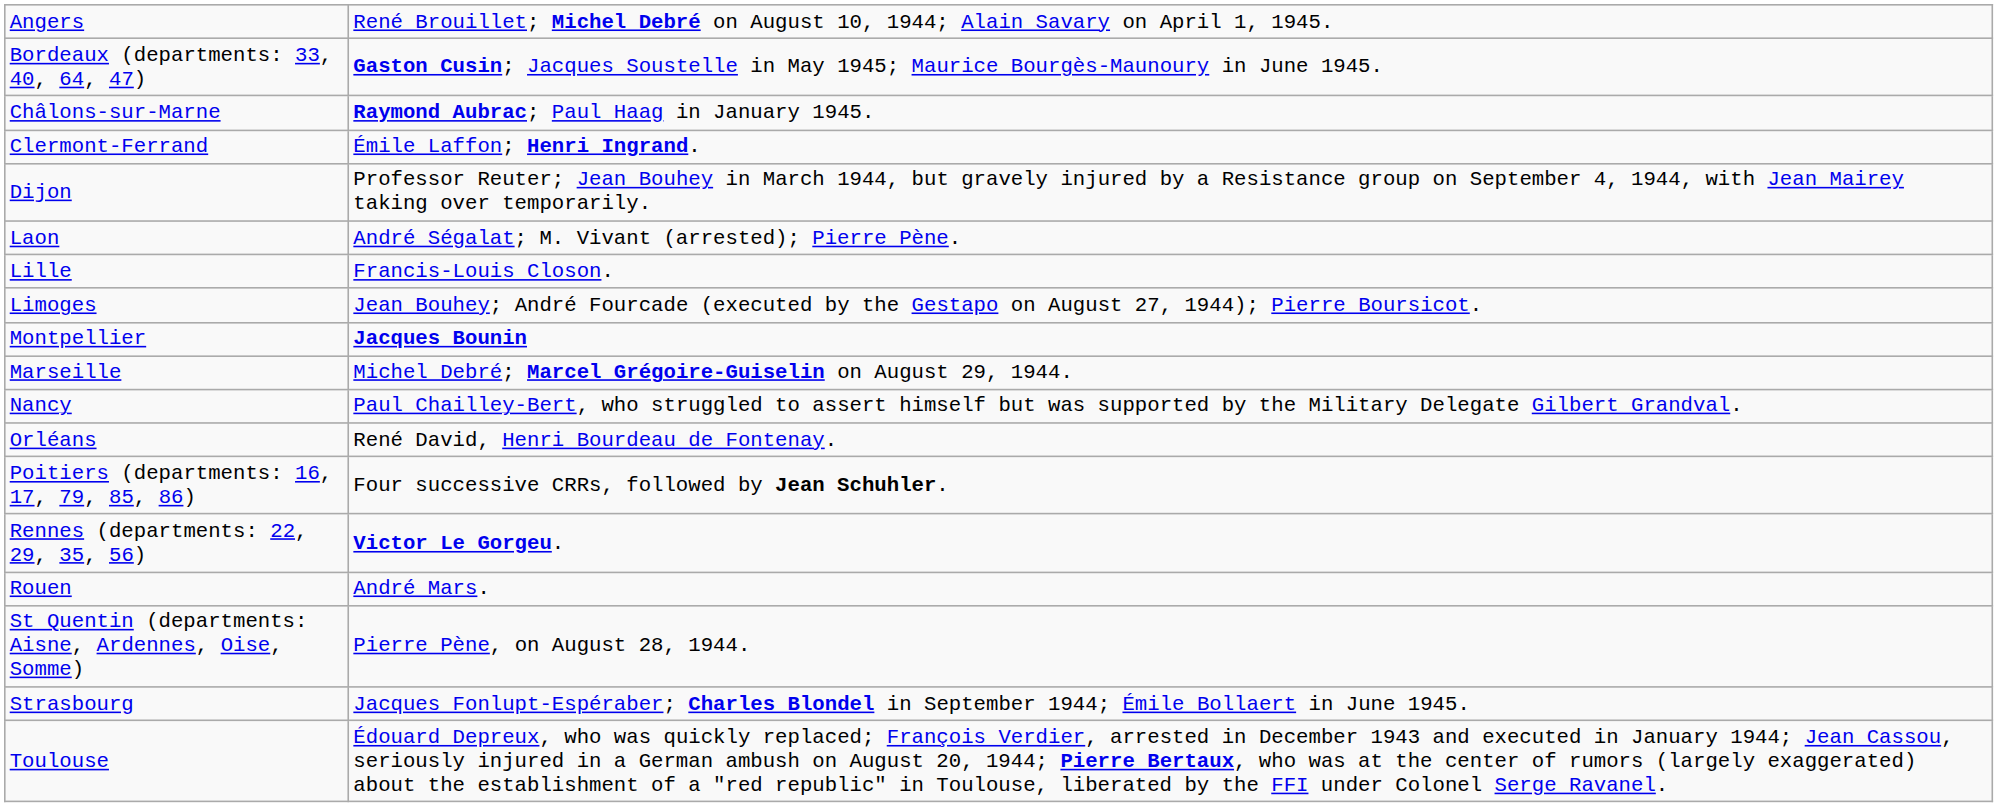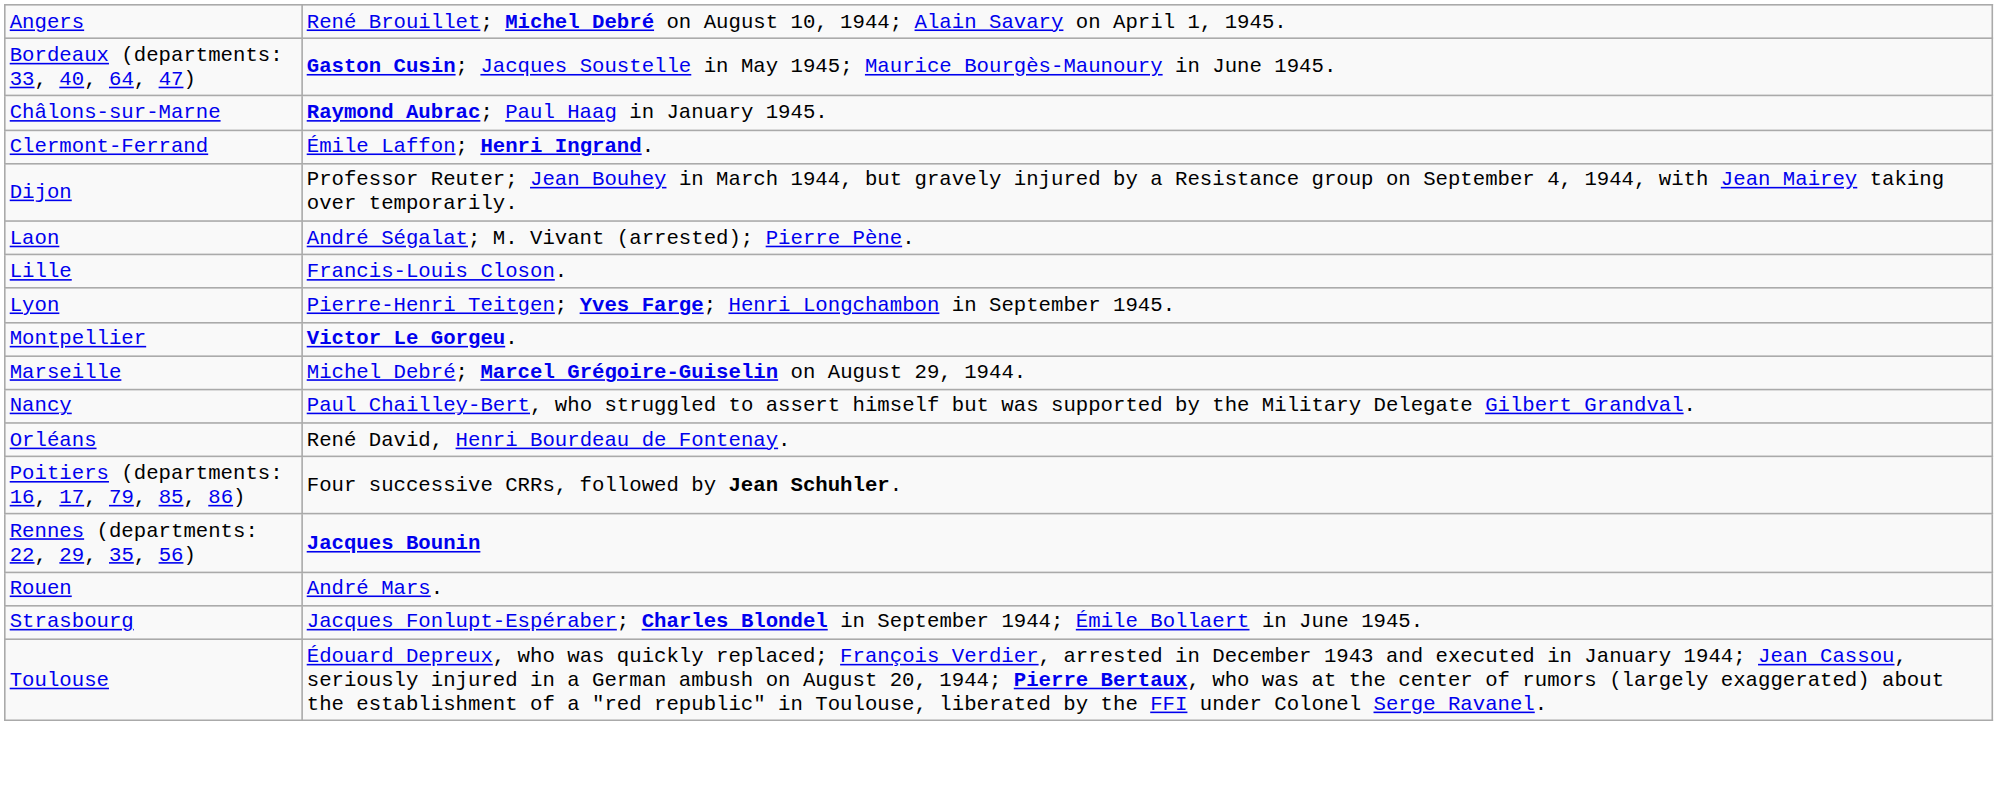- row: (53, 305)
+ row: (35, 305)
(440, 339) Jacques Bounin -> (412, 339) Victor Le Gorgeu.
(459, 543) Victor Le Gorgeu. -> (394, 543) Jacques Bounin
- row: (159, 646)
